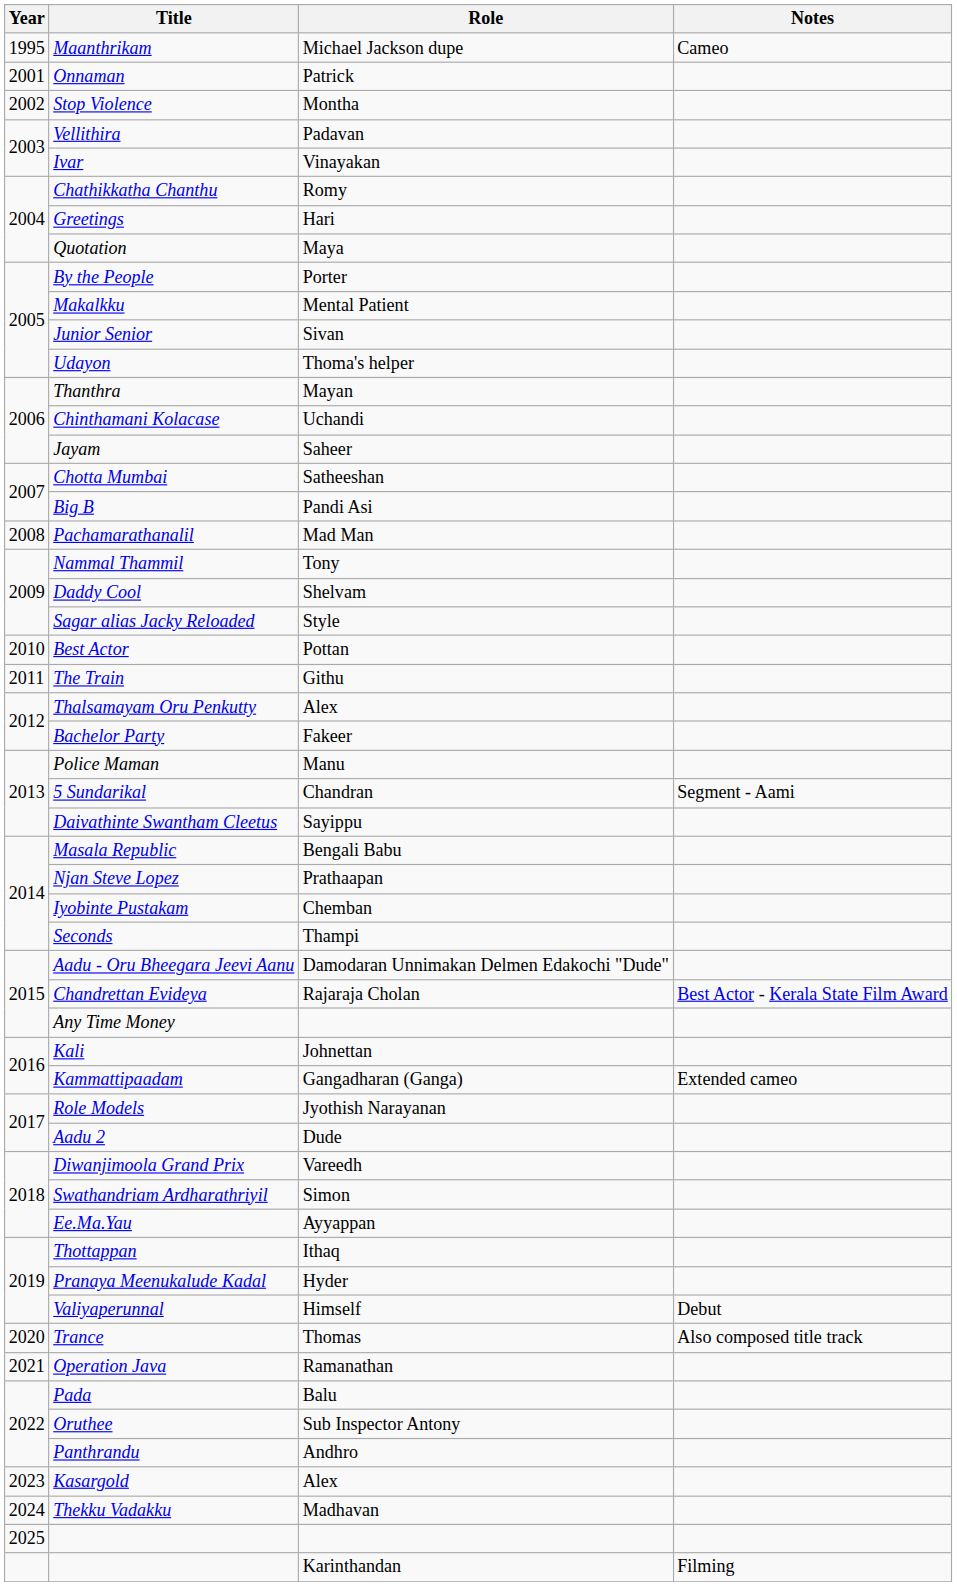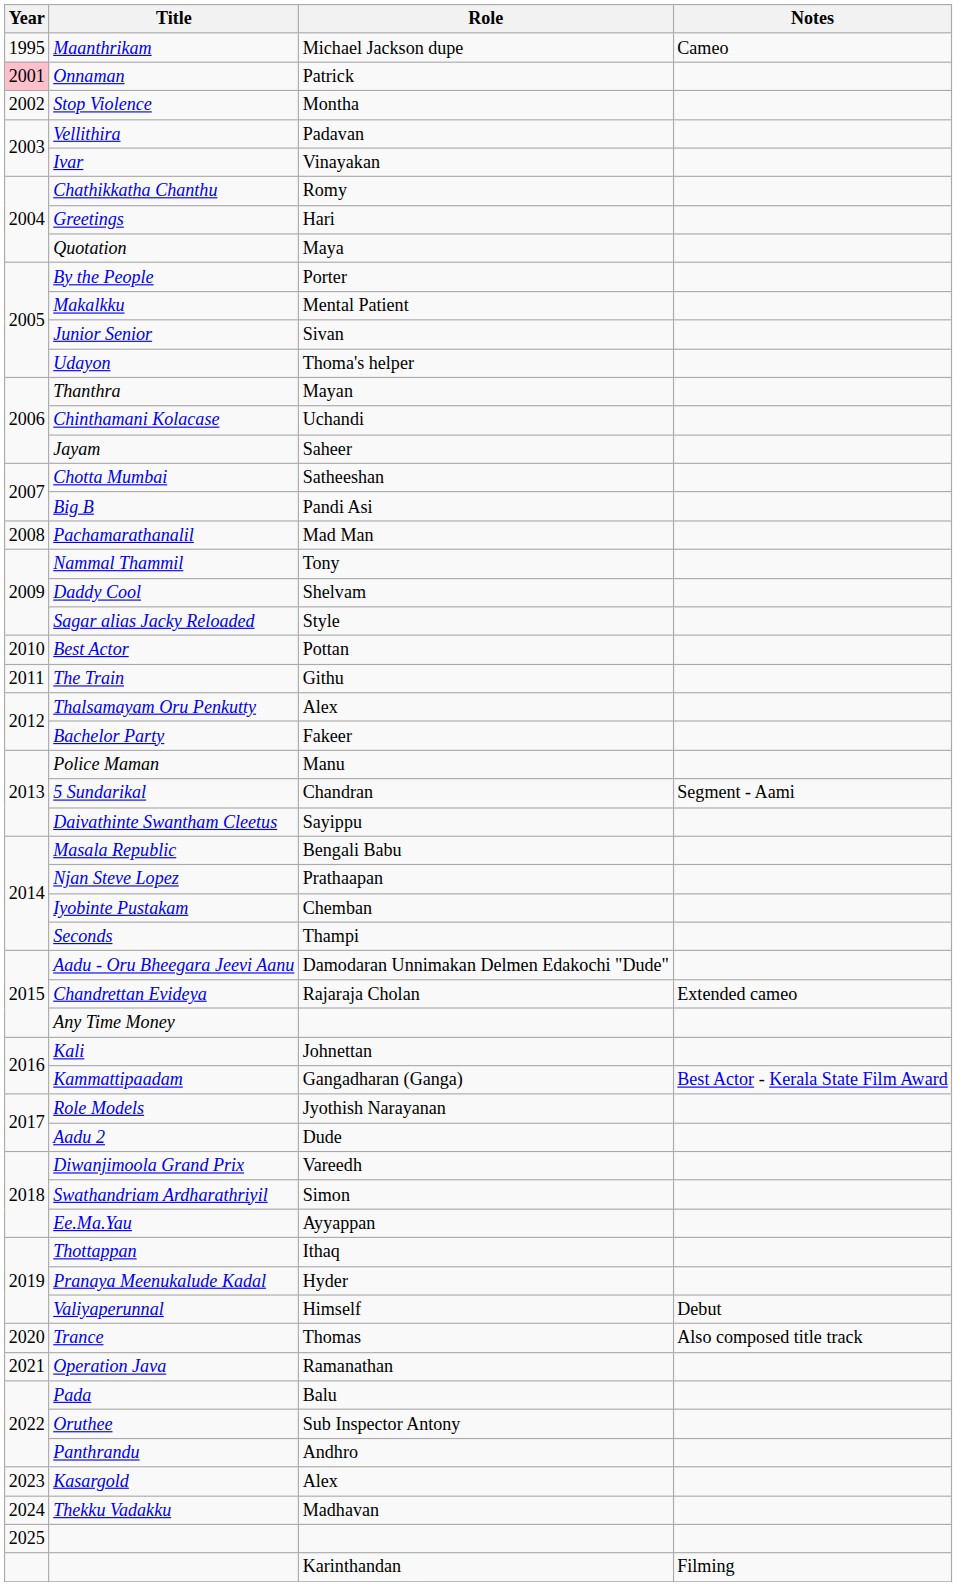(27, 76) no background -> (27, 76) pink background
(813, 993) Best Actor - Kerala State Film Award -> (737, 993) Extended cameo
(737, 1079) Extended cameo -> (813, 1079) Best Actor - Kerala State Film Award
